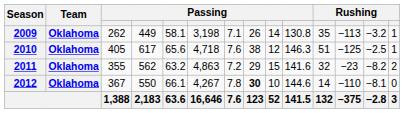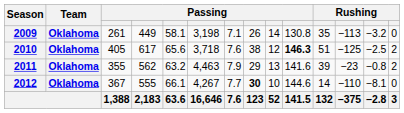(117, 34) 262 -> (117, 34) 261
(394, 34) 1 -> (394, 34) 0
(206, 50) 4,718 -> (206, 50) 3,718
(298, 50) normal -> (298, 50) bold
(394, 50) 1 -> (394, 50) 2
(206, 67) 4,863 -> (206, 67) 4,463
(234, 67) 7.2 -> (234, 67) 7.9
(274, 67) 15 -> (274, 67) 13
(324, 67) 32 -> (324, 67) 39
(376, 67) −8.2 -> (376, 67) −0.8
(147, 83) 550 -> (147, 83) 555
(234, 83) 7.8 -> (234, 83) 7.7
